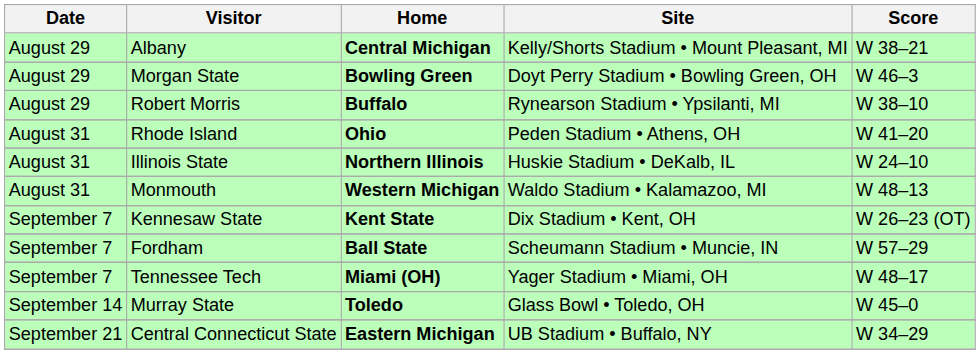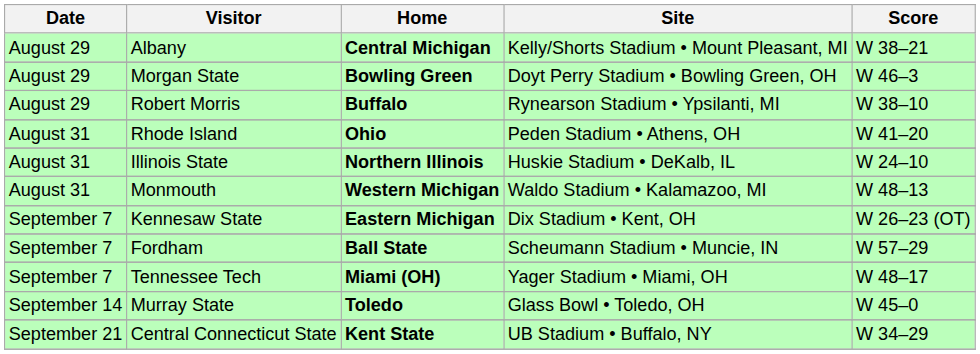(390, 219) Kent State -> (420, 219) Eastern Michigan
(420, 334) Eastern Michigan -> (390, 334) Kent State
